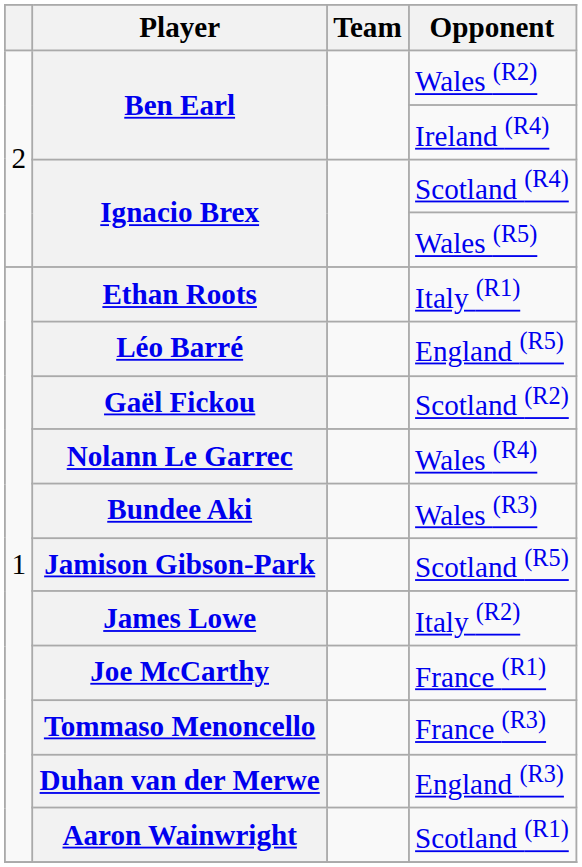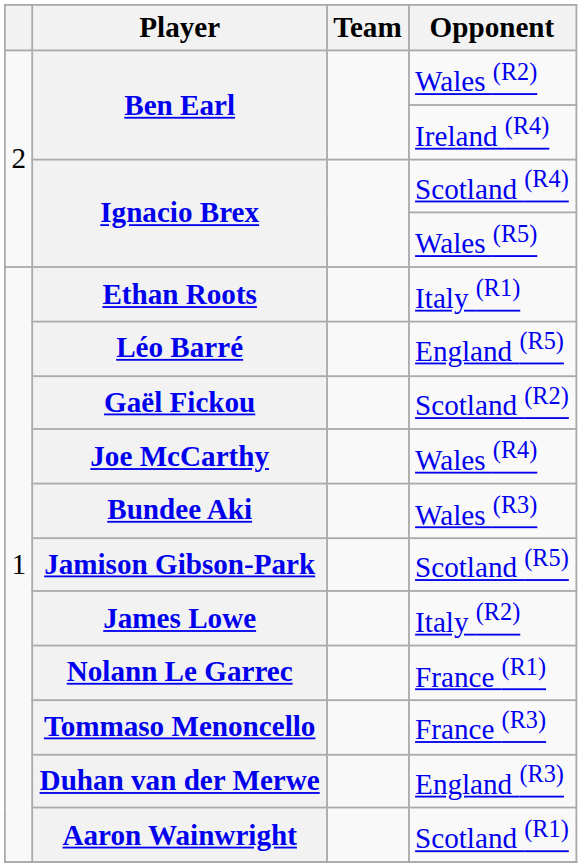(180, 456) Nolann Le Garrec -> (180, 456) Joe McCarthy
(180, 672) Joe McCarthy -> (180, 672) Nolann Le Garrec
